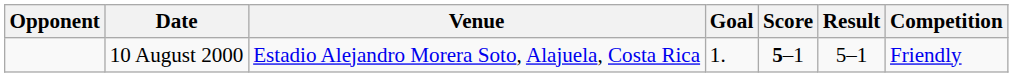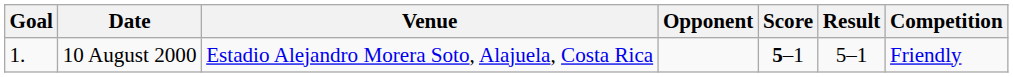columns swapped: (732, 21) <-> (55, 21)
